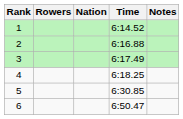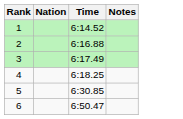- column: (53, 12)
